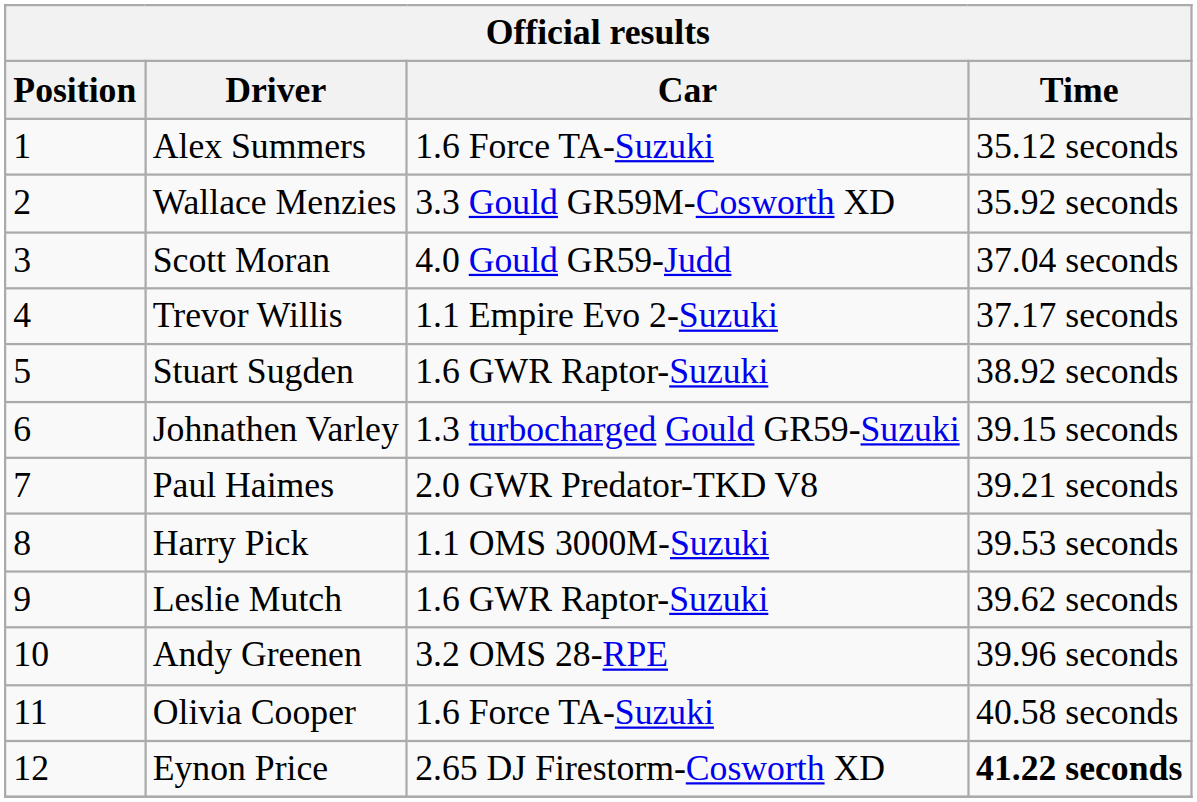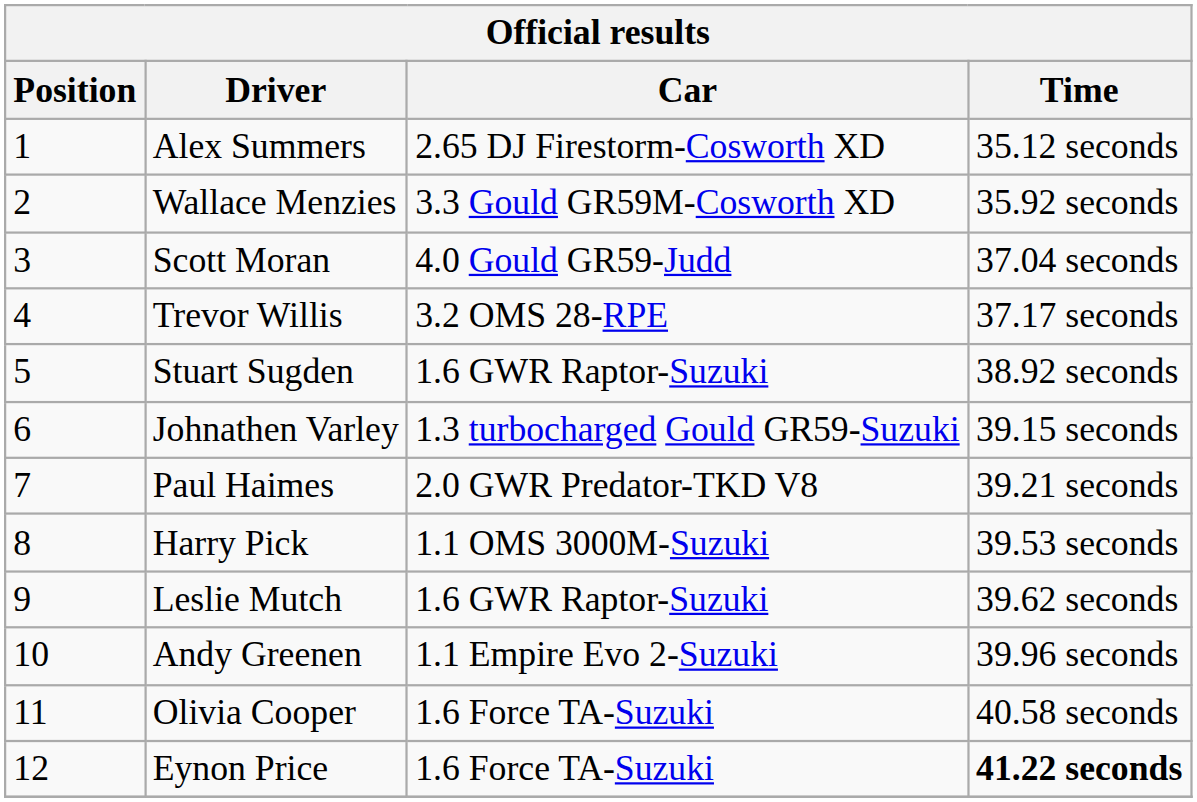(565, 145) 1.6 Force TA-Suzuki -> (650, 145) 2.65 DJ Firestorm-Cosworth XD
(597, 315) 1.1 Empire Evo 2-Suzuki -> (542, 315) 3.2 OMS 28-RPE
(542, 655) 3.2 OMS 28-RPE -> (597, 655) 1.1 Empire Evo 2-Suzuki
(650, 768) 2.65 DJ Firestorm-Cosworth XD -> (565, 768) 1.6 Force TA-Suzuki
